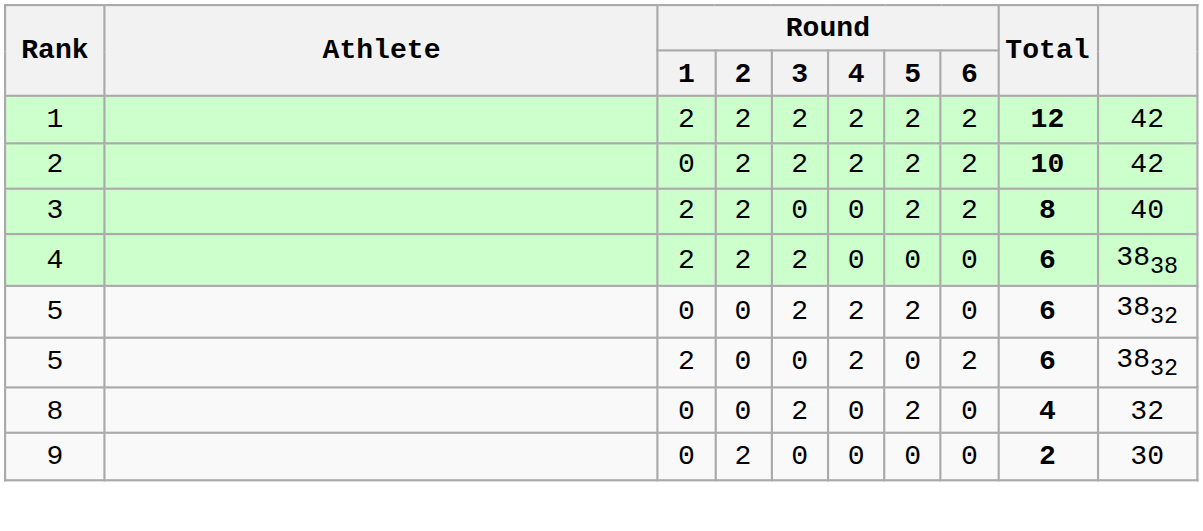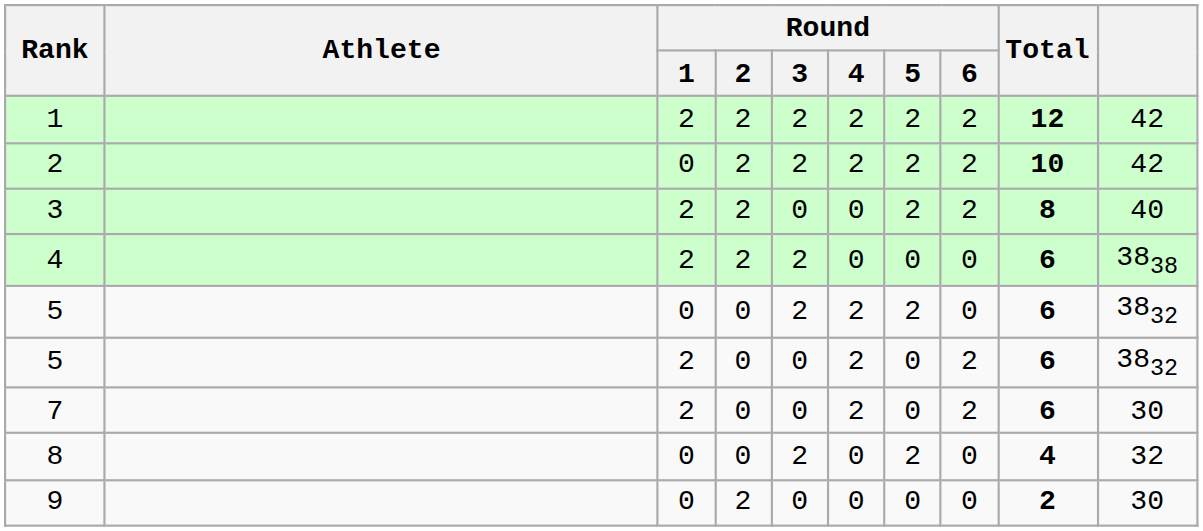+ row: (55, 411)
